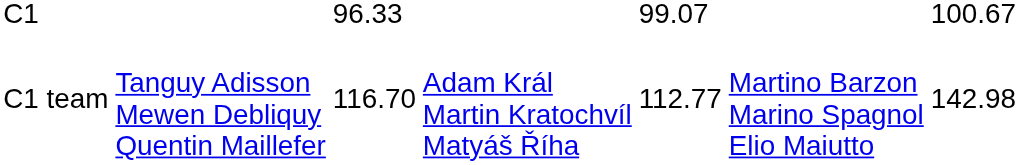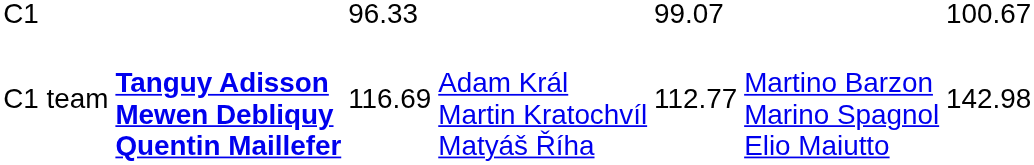(221, 114) normal -> (228, 114) bold
(374, 98) 116.70 -> (390, 98) 116.69
